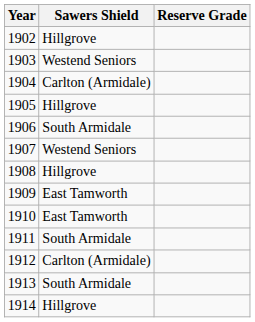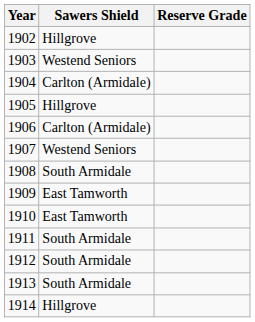(87, 127) South Armidale -> (96, 127) Carlton (Armidale)
(69, 171) Hillgrove -> (87, 171) South Armidale
(96, 261) Carlton (Armidale) -> (87, 261) South Armidale
